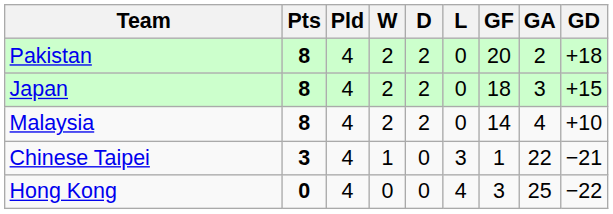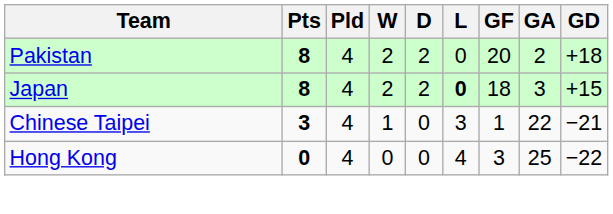(461, 89) normal -> (461, 89) bold
- row: (52, 123)
